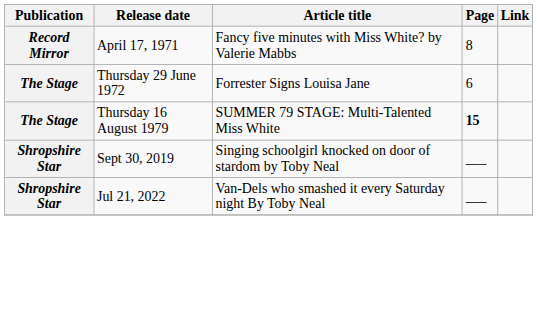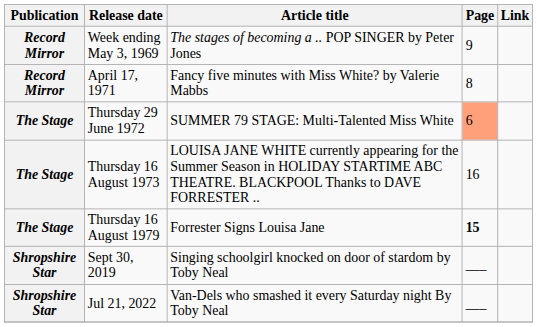+ row: (124, 45)
(293, 83) Forrester Signs Louisa Jane -> (312, 120) SUMMER 79 STAGE: Multi-Talented Miss White
(469, 83) no background -> (469, 120) lightsalmon background
+ row: (124, 174)
(323, 120) SUMMER 79 STAGE: Multi-Talented Miss White -> (247, 227) Forrester Signs Louisa Jane
